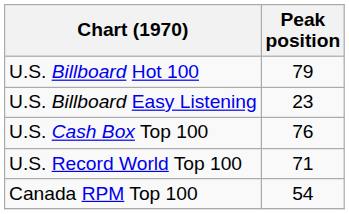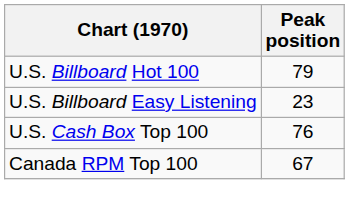- row: (126, 163)
(303, 193) 54 -> (303, 163) 67
